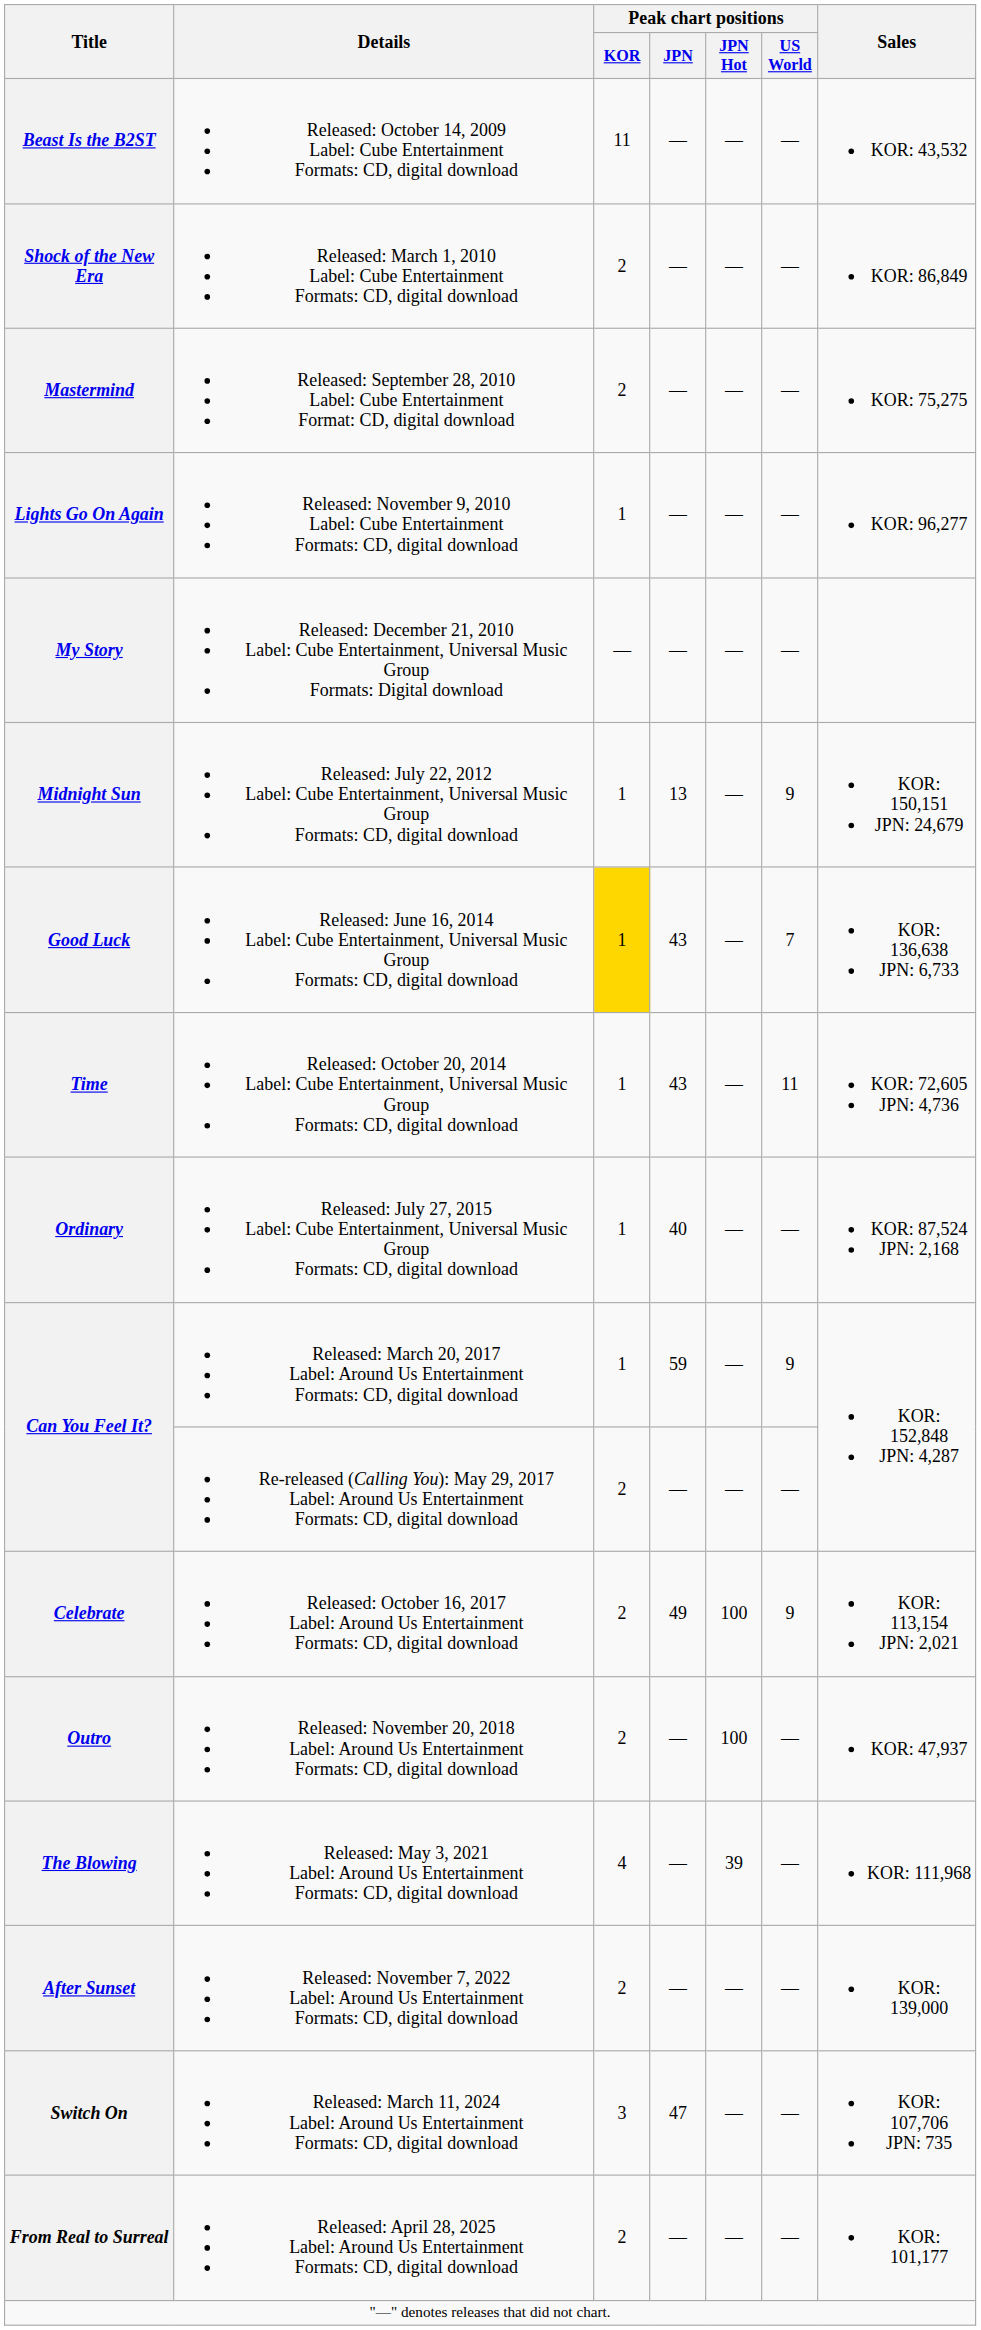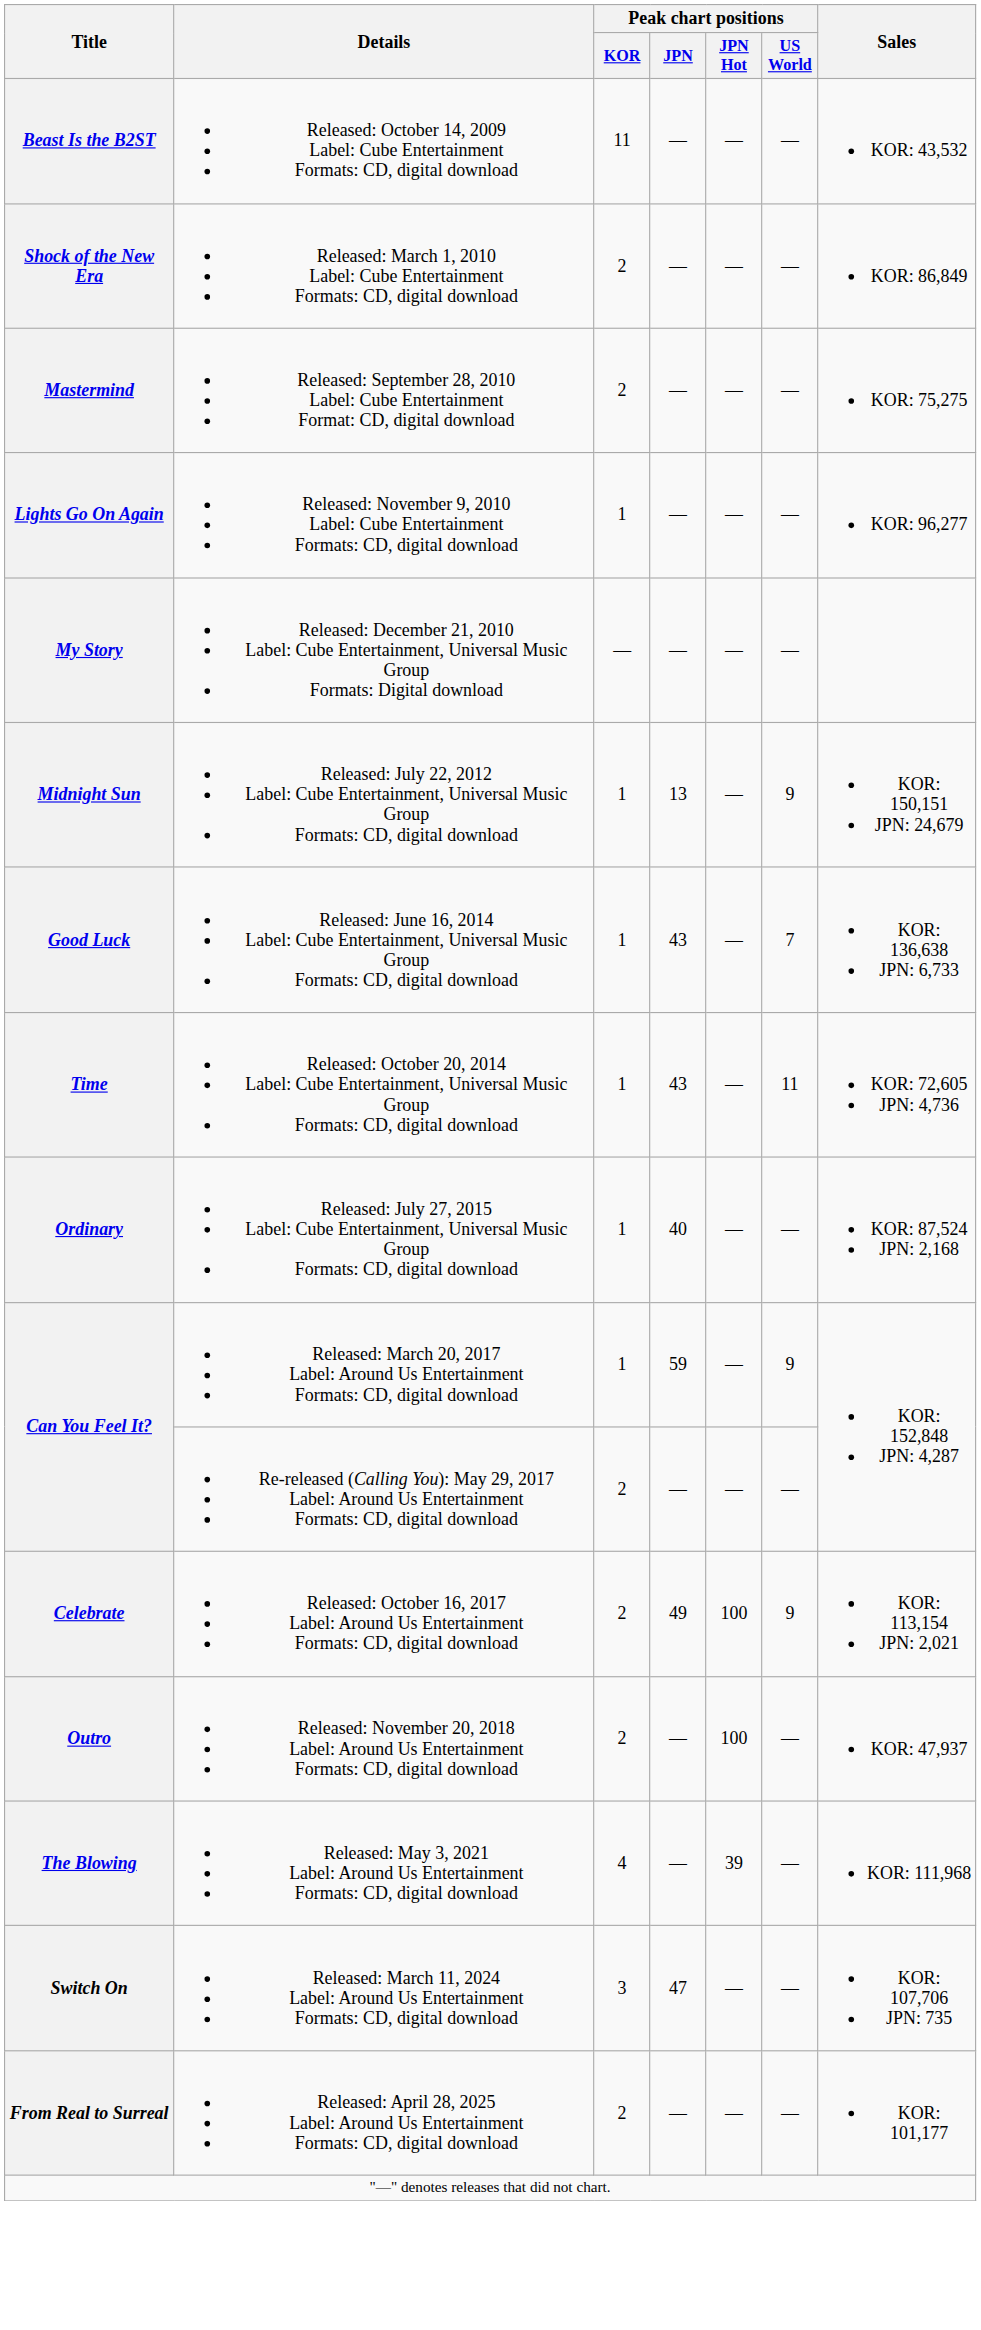(622, 939) gold background -> (622, 939) no background
- row: (89, 1988)
